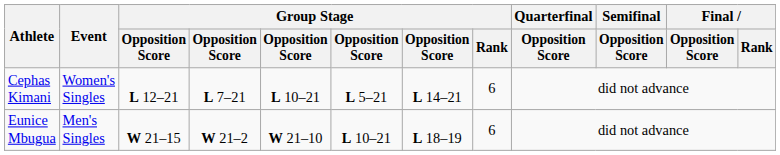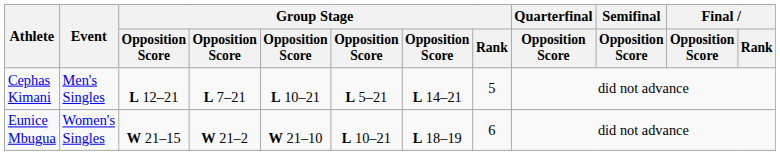(89, 88) Women's Singles -> (84, 88) Men's Singles
(492, 88) 6 -> (492, 88) 5
(84, 129) Men's Singles -> (89, 129) Women's Singles
